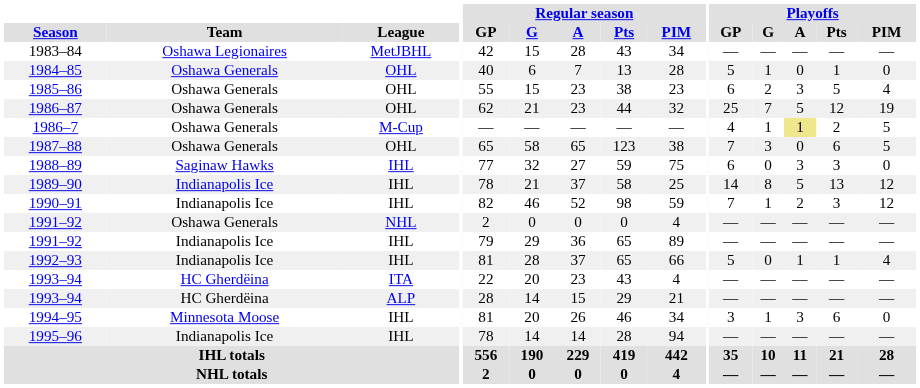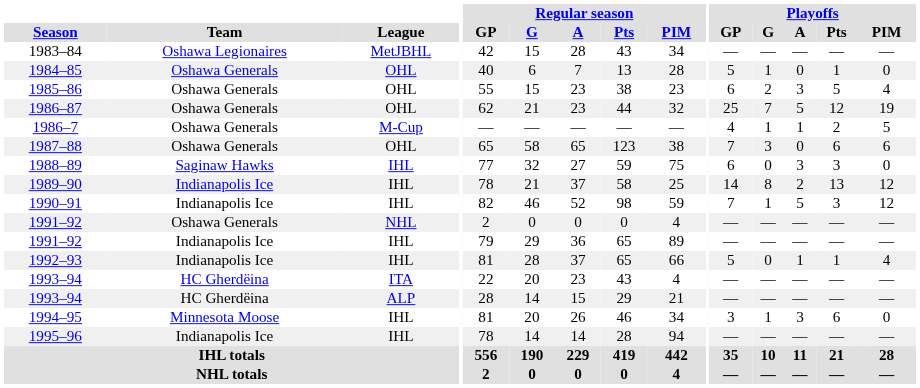(800, 127) khaki background -> (800, 127) no background
(887, 146) 5 -> (887, 146) 6
(800, 184) 5 -> (800, 184) 2
(800, 203) 2 -> (800, 203) 5
